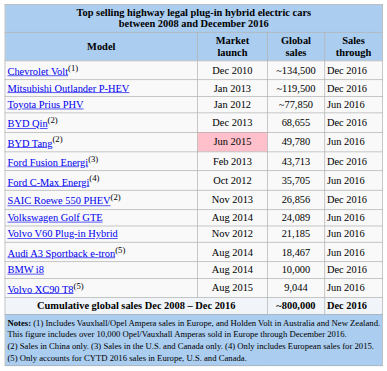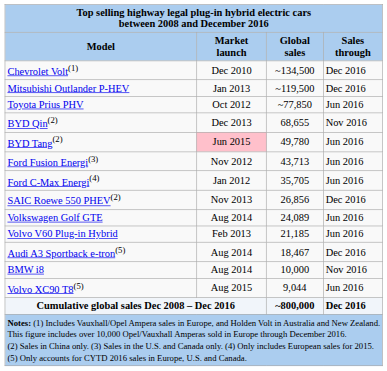(232, 104) Jan 2012 -> (232, 104) Oct 2012
(347, 122) Dec 2016 -> (346, 122) Nov 2016
(232, 161) Feb 2013 -> (232, 161) Nov 2012
(347, 161) Dec 2016 -> (345, 161) Jun 2016
(232, 180) Oct 2012 -> (232, 180) Jan 2012
(232, 234) Nov 2012 -> (232, 234) Feb 2013
(346, 252) Jun 2016 -> (346, 252) Dec 2016
(347, 270) Dec 2016 -> (346, 270) Nov 2016
